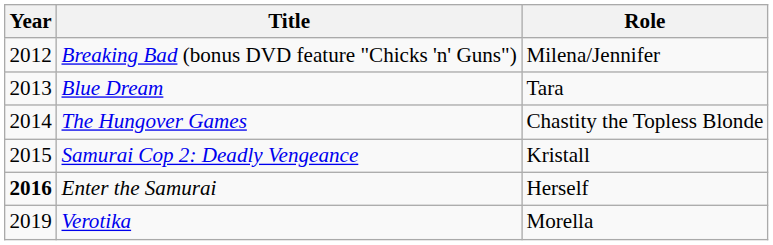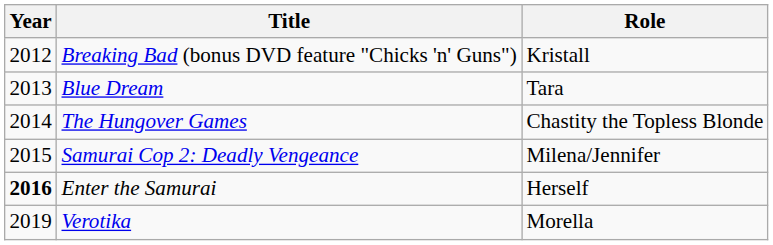(593, 54) Milena/Jennifer -> (558, 54) Kristall
(558, 155) Kristall -> (593, 155) Milena/Jennifer
